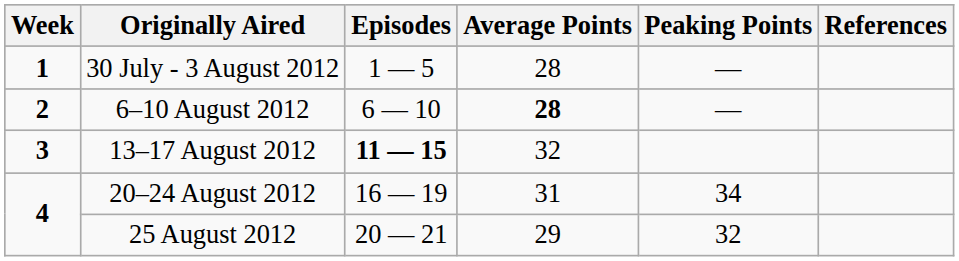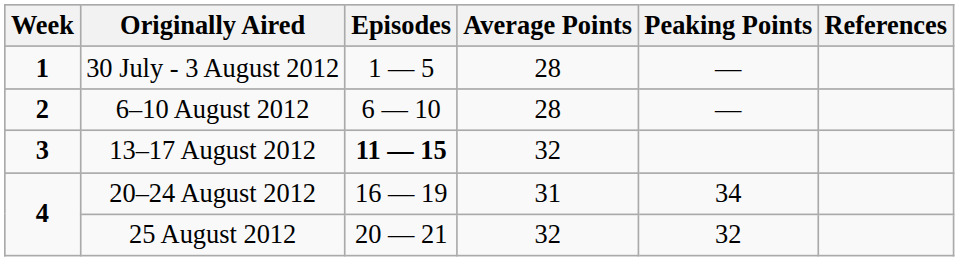(548, 109) bold -> (548, 109) normal
(548, 234) 29 -> (548, 234) 32
